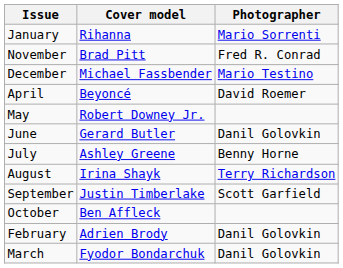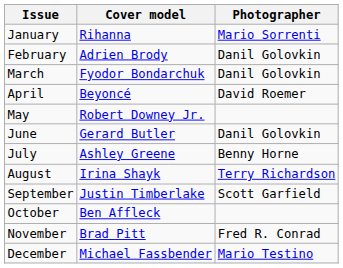rows swapped: (37, 234) <-> (37, 54)
rows swapped: (26, 253) <-> (37, 74)
